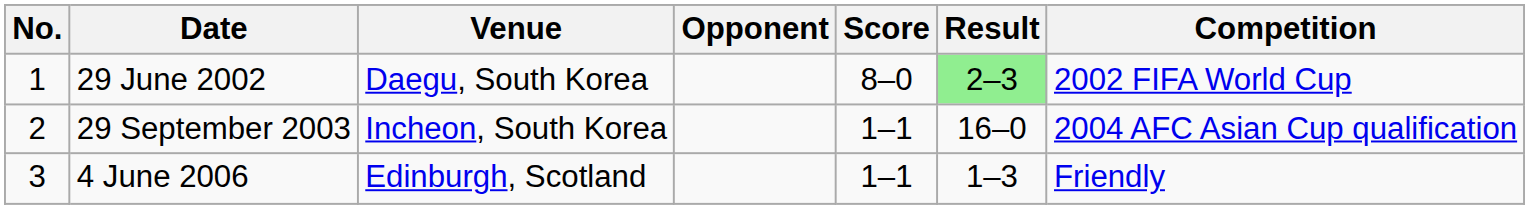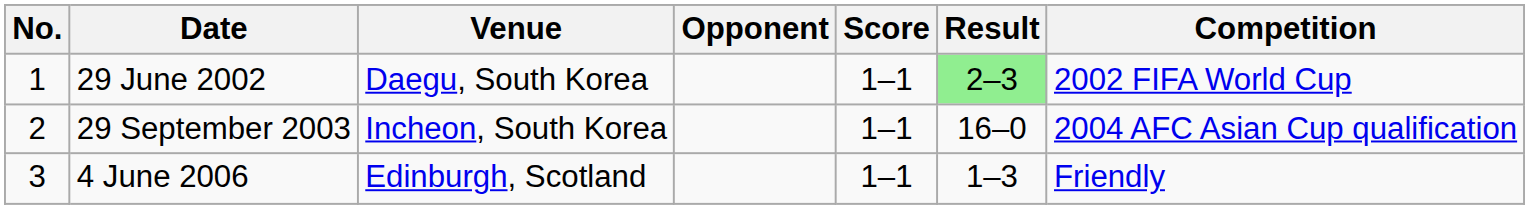(887, 78) 8–0 -> (887, 78) 1–1
